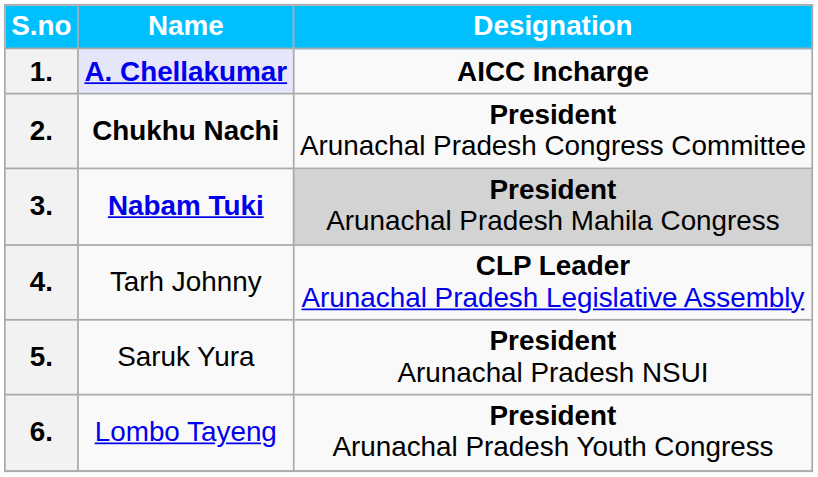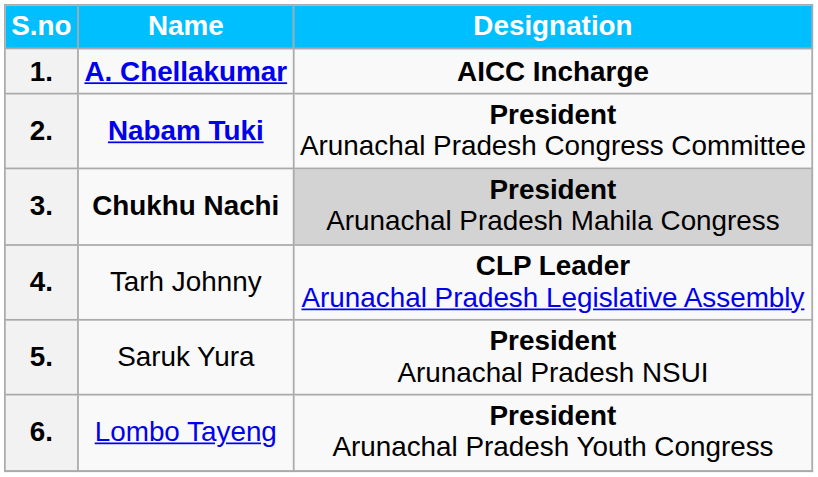(186, 70) lavender background -> (186, 70) no background
(186, 130) Chukhu Nachi -> (186, 130) Nabam Tuki
(186, 206) Nabam Tuki -> (186, 206) Chukhu Nachi
